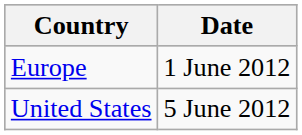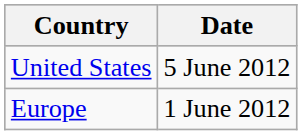rows swapped: (49, 66) <-> (81, 108)
